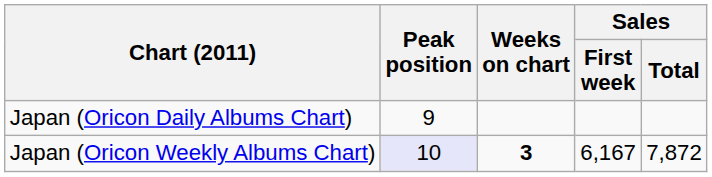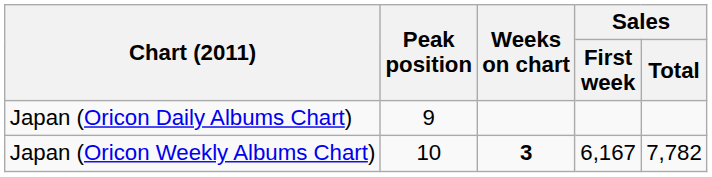(429, 152) lavender background -> (429, 152) no background
(674, 152) 7,872 -> (674, 152) 7,782
